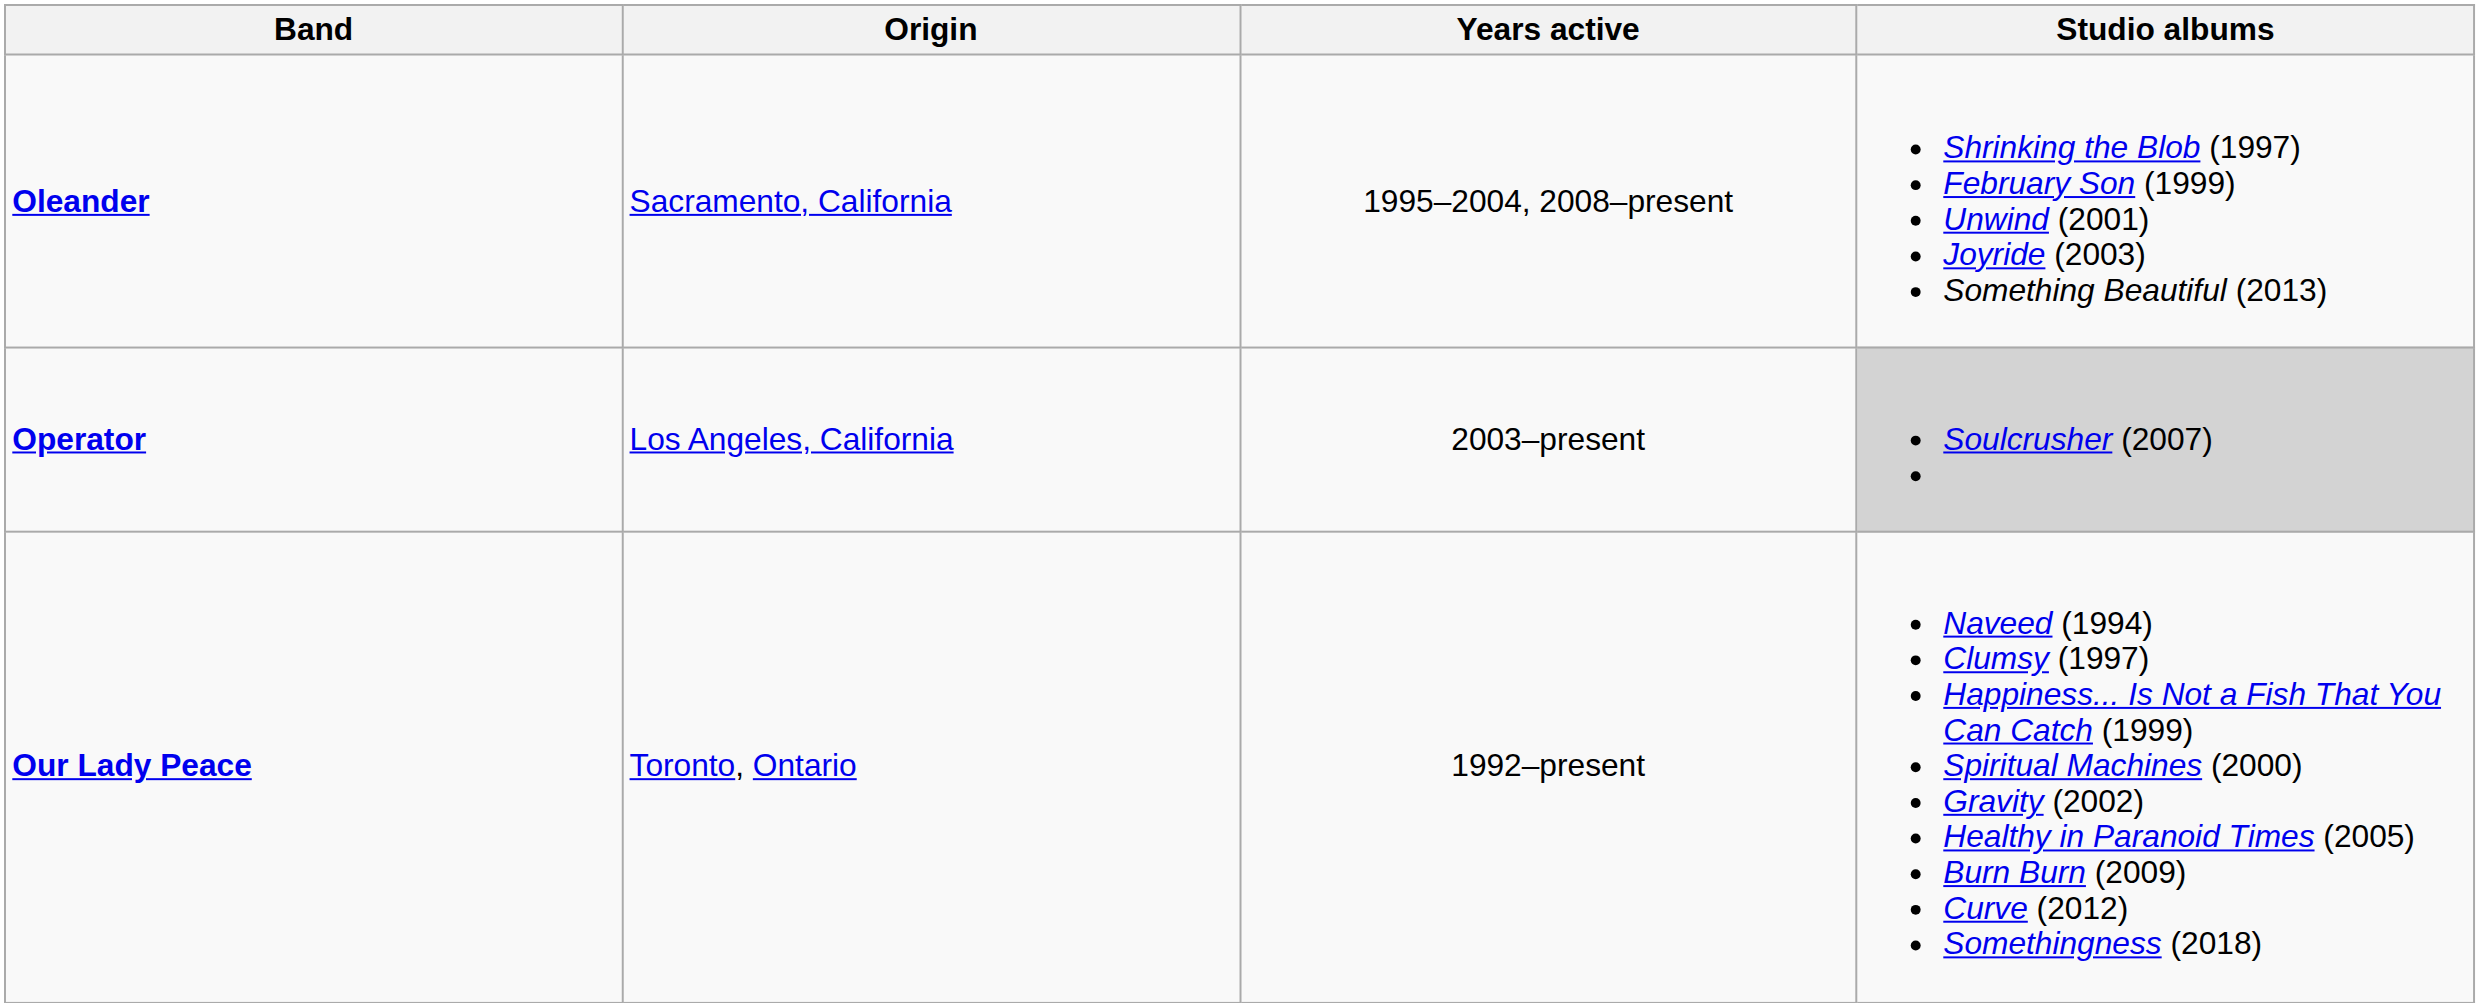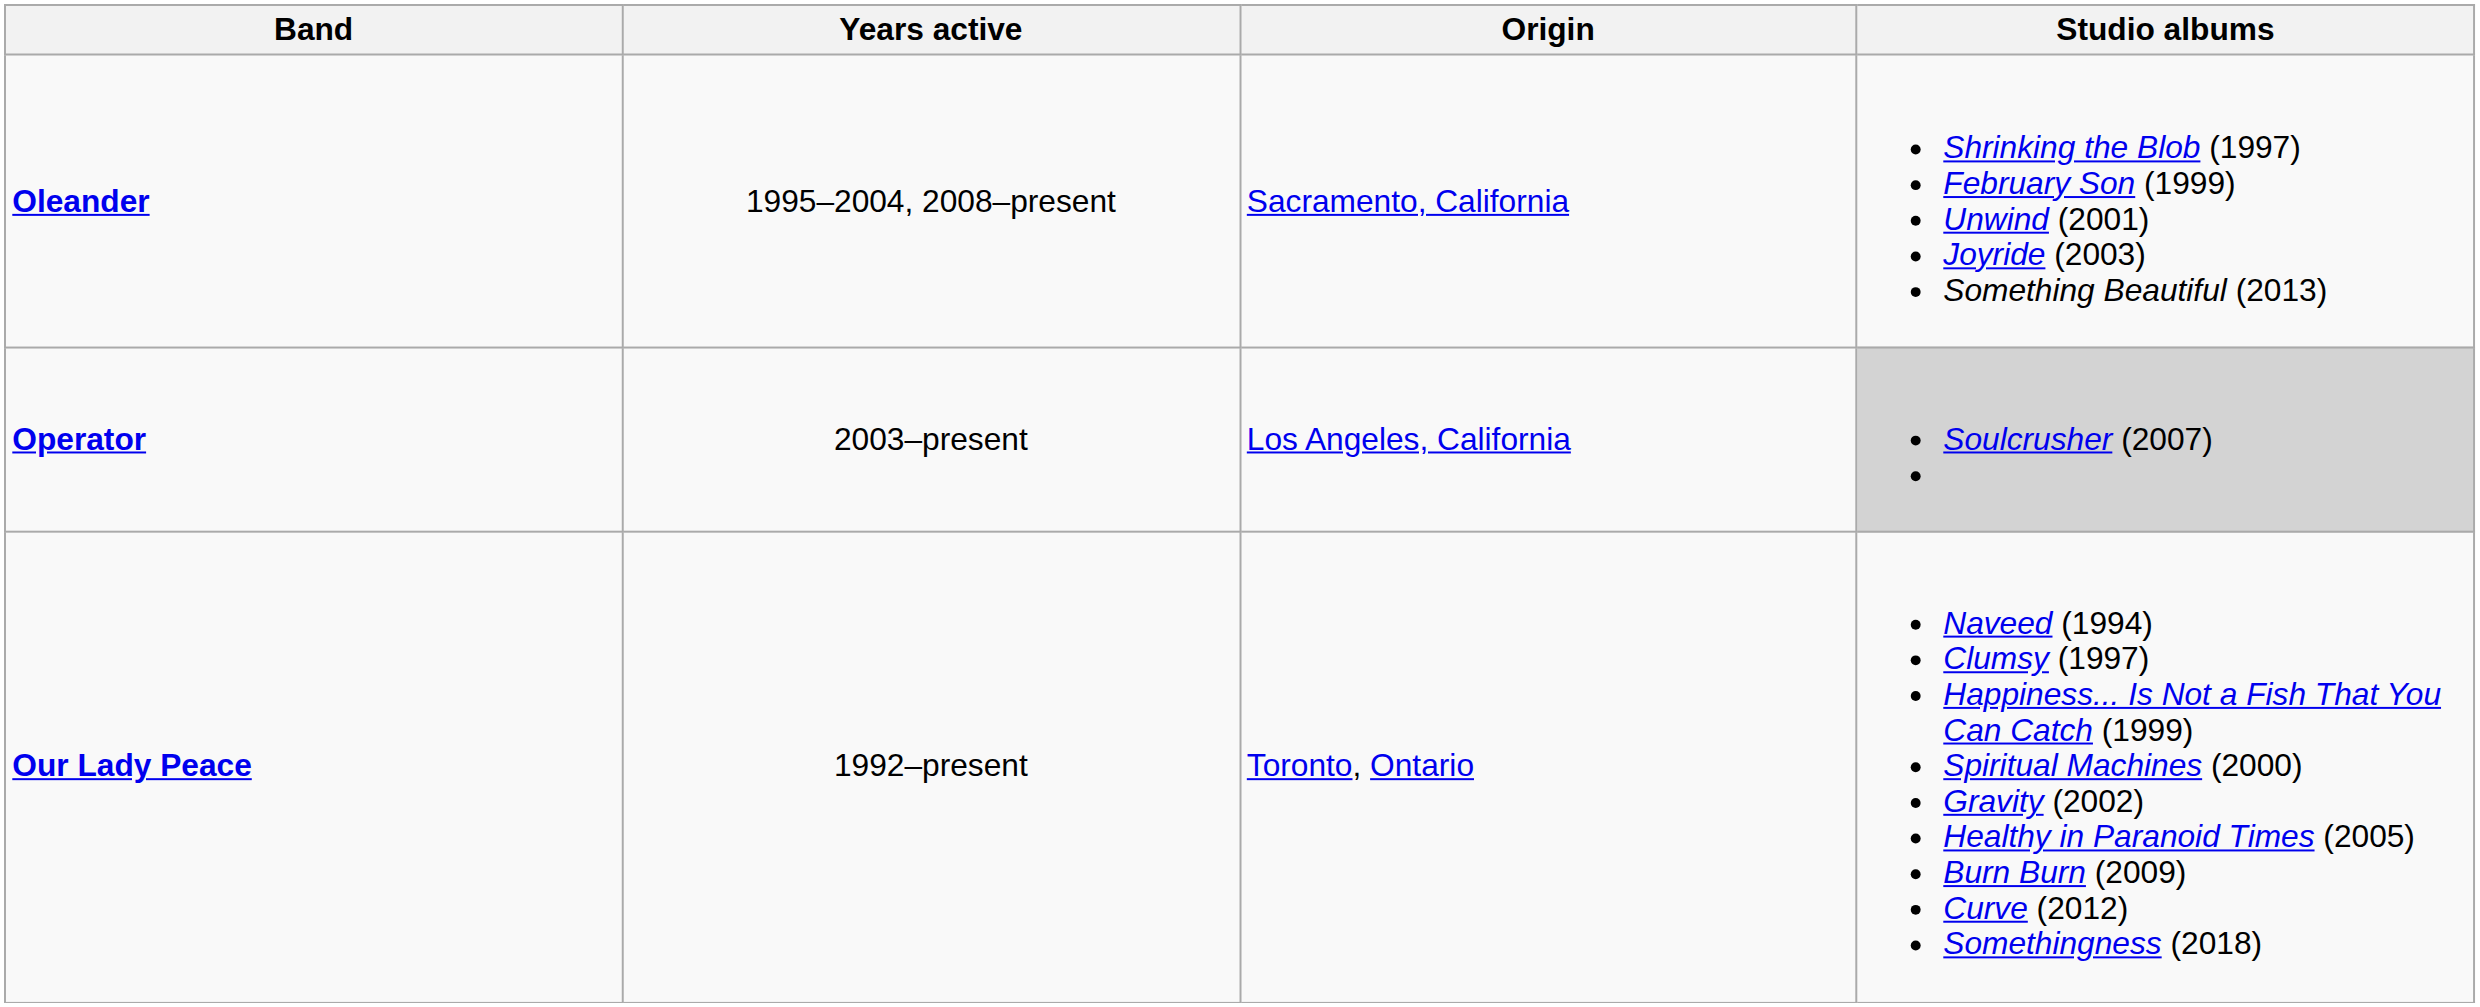columns swapped: (1548, 29) <-> (931, 29)
